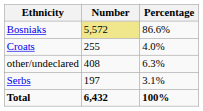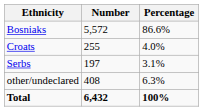(96, 30) khaki background -> (96, 30) no background
rows swapped: (19, 81) <-> (43, 64)
